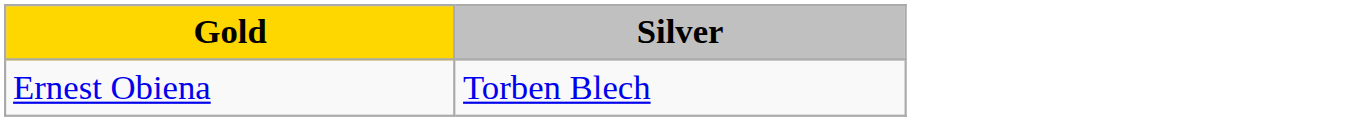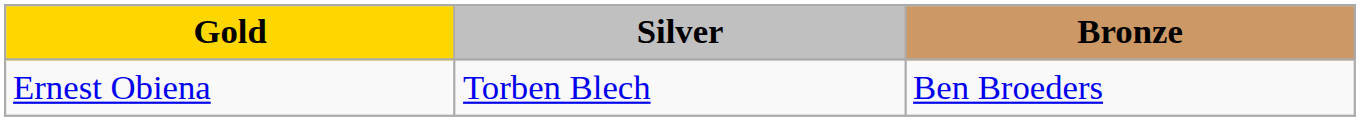+ column: (1130, 32)
